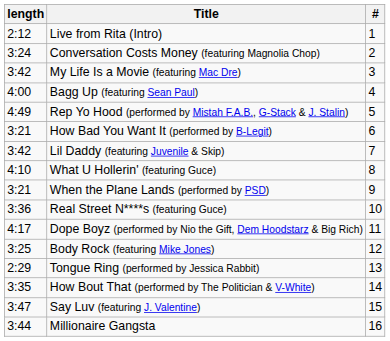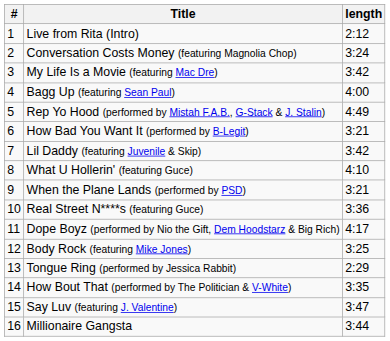columns swapped: (375, 14) <-> (26, 14)
